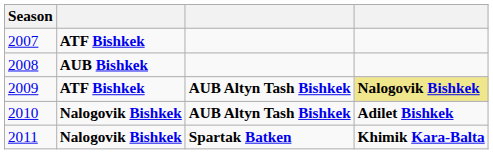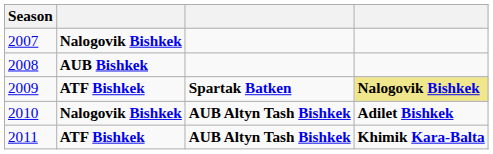(102, 40) ATF Bishkek -> (121, 40) Nalogovik Bishkek
(270, 88) AUB Altyn Tash Bishkek -> (240, 88) Spartak Batken
(121, 137) Nalogovik Bishkek -> (102, 137) ATF Bishkek
(240, 137) Spartak Batken -> (270, 137) AUB Altyn Tash Bishkek
